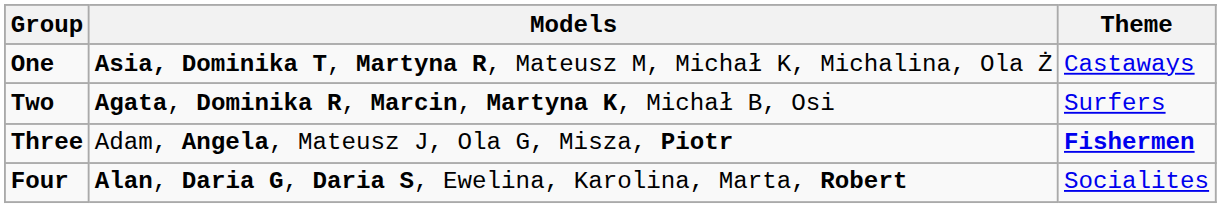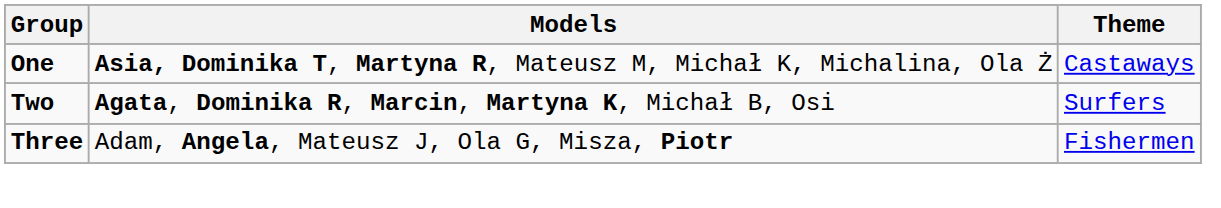(1129, 143) bold -> (1129, 143) normal
- row: (40, 182)
